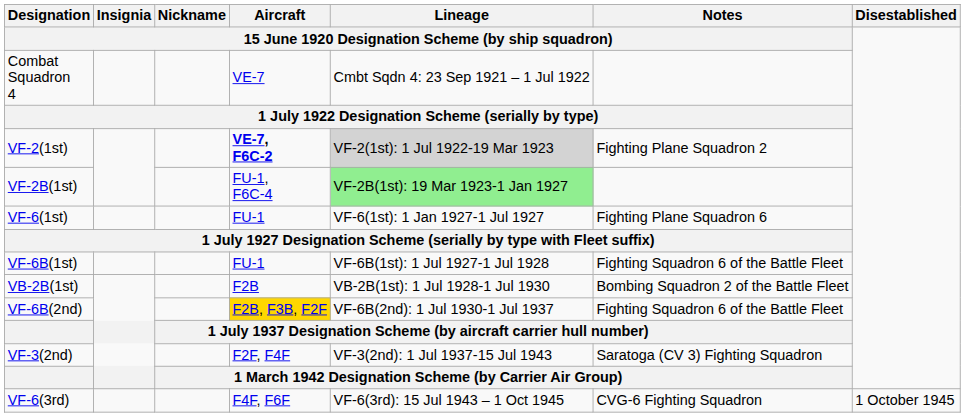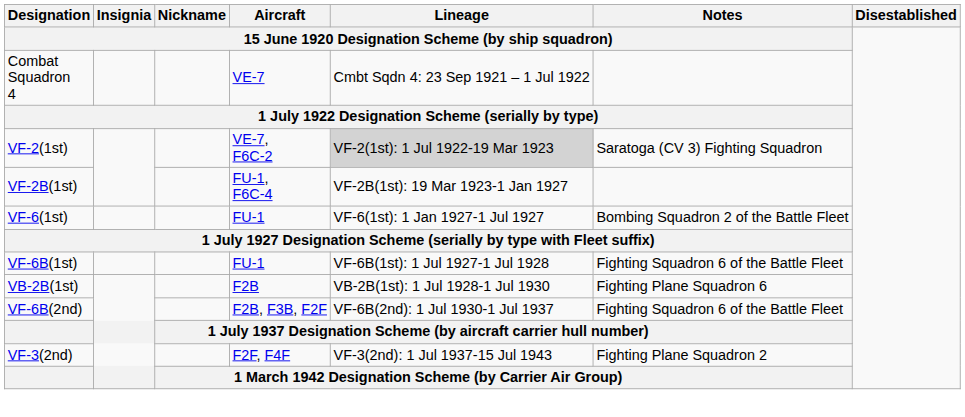(253, 147) bold -> (253, 147) normal
(682, 147) Fighting Plane Squadron 2 -> (709, 147) Saratoga (CV 3) Fighting Squadron
(451, 186) lightgreen background -> (451, 186) no background
(682, 217) Fighting Plane Squadron 6 -> (723, 217) Bombing Squadron 2 of the Battle Fleet
(723, 286) Bombing Squadron 2 of the Battle Fleet -> (682, 286) Fighting Plane Squadron 6
(280, 309) gold background -> (280, 309) no background
(709, 354) Saratoga (CV 3) Fighting Squadron -> (682, 354) Fighting Plane Squadron 2
- row: (39, 400)
